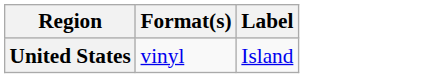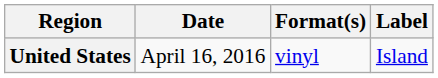+ column: (203, 21)
